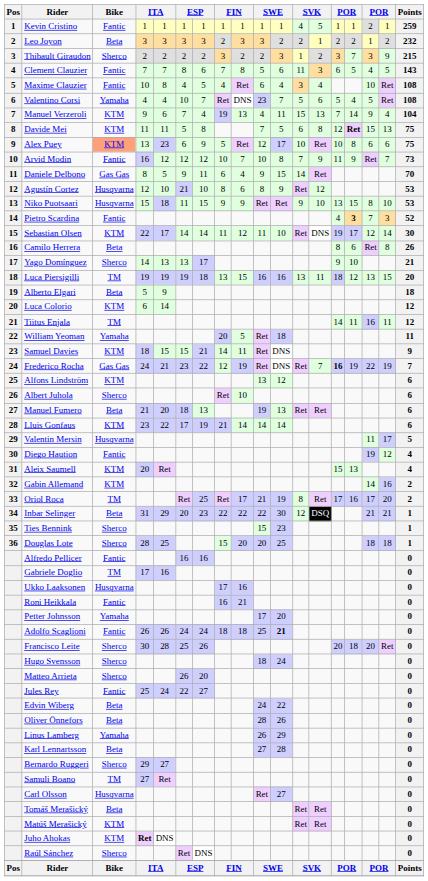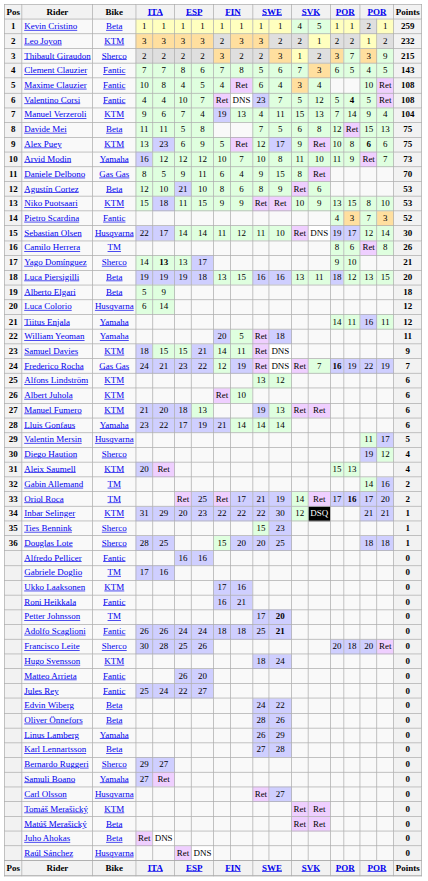(114, 26) Fantic -> (114, 26) Beta
(114, 41) Beta -> (114, 41) KTM
(301, 70) 11 -> (300, 70) 7
(114, 100) Yamaha -> (114, 100) Fantic
(320, 100) 6 -> (319, 100) 12
(353, 100) normal -> (352, 100) bold
(114, 129) KTM -> (114, 129) Beta
(353, 129) bold -> (352, 129) normal
(114, 144) lightsalmon background -> (114, 144) no background
(301, 144) 10 -> (300, 144) 9
(371, 144) normal -> (369, 144) bold
(114, 159) Fantic -> (114, 159) Yamaha
(301, 159) 7 -> (300, 159) 11
(320, 159) 9 -> (319, 159) 10
(301, 174) 14 -> (300, 174) 8
(114, 188) Husqvarna -> (114, 188) Beta
(320, 188) 12 -> (319, 188) 6
(114, 203) Husqvarna -> (114, 203) KTM
(301, 203) 9 -> (300, 203) 10
(320, 203) 10 -> (319, 203) 9
(353, 218) bold -> (352, 218) normal
(114, 233) KTM -> (114, 233) Husqvarna
(114, 247) Beta -> (114, 247) TM
(165, 262) normal -> (164, 262) bold
(114, 277) TM -> (114, 277) Beta
(114, 306) KTM -> (114, 306) Husqvarna
(114, 321) TM -> (114, 321) Yamaha
(114, 395) Sherco -> (114, 395) KTM
(114, 410) Beta -> (114, 410) KTM
(114, 425) KTM -> (114, 425) Yamaha
(114, 454) Fantic -> (114, 454) Sherco
(114, 484) KTM -> (114, 484) TM
(301, 498) 8 -> (300, 498) 14
(353, 498) normal -> (352, 498) bold
(114, 513) Beta -> (114, 513) KTM
(114, 587) Husqvarna -> (114, 587) KTM
(114, 617) Yamaha -> (114, 617) TM
(281, 617) normal -> (280, 617) bold
(114, 661) Sherco -> (114, 661) KTM
(114, 676) Sherco -> (114, 676) Fantic
(114, 779) TM -> (114, 779) Yamaha
(114, 809) Beta -> (114, 809) KTM
(114, 823) KTM -> (114, 823) Beta
(114, 838) KTM -> (114, 838) Beta
(145, 838) bold -> (144, 838) normal
(114, 853) Sherco -> (114, 853) Husqvarna
